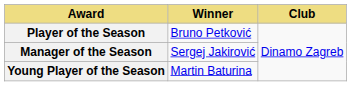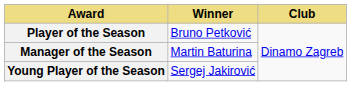(213, 52) Sergej Jakirović -> (211, 52) Martin Baturina
(211, 71) Martin Baturina -> (213, 71) Sergej Jakirović
